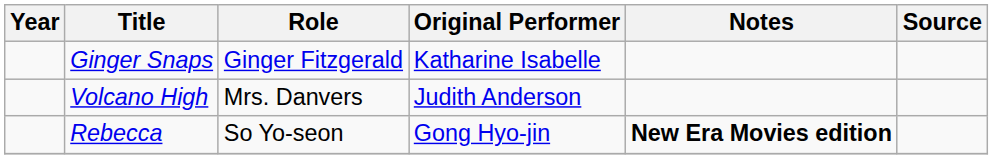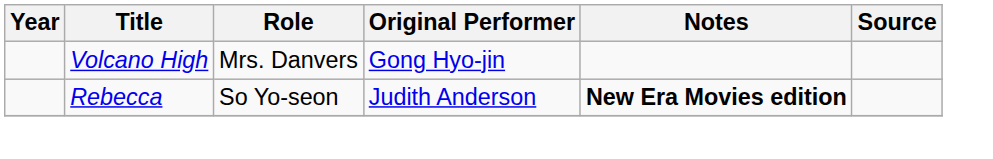- row: (142, 60)
(498, 97) Judith Anderson -> (437, 60) Gong Hyo-jin
(482, 134) Gong Hyo-jin -> (453, 97) Judith Anderson
